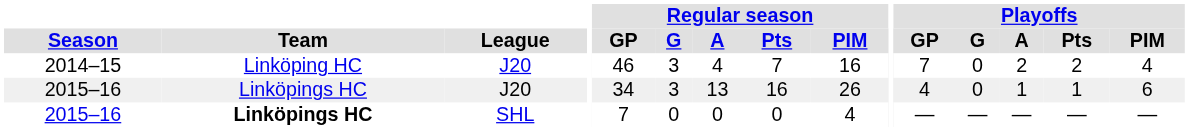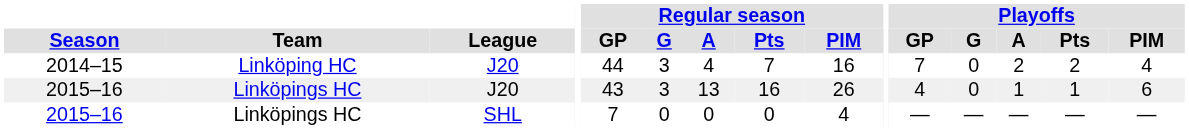(623, 65) 46 -> (613, 65) 44
(623, 89) 34 -> (613, 89) 43
(303, 114) bold -> (297, 114) normal
